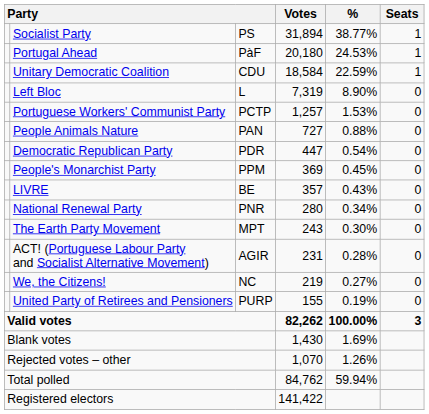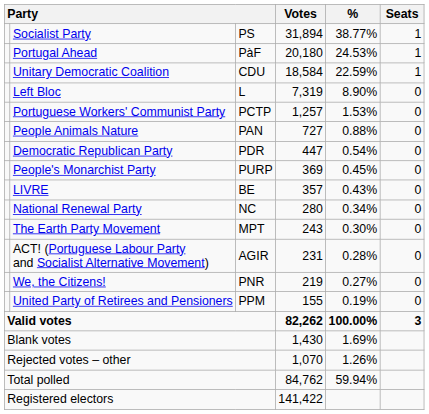(252, 170) PPM -> (256, 170) PURP
(251, 209) PNR -> (247, 209) NC
(247, 282) NC -> (251, 282) PNR
(256, 301) PURP -> (252, 301) PPM
